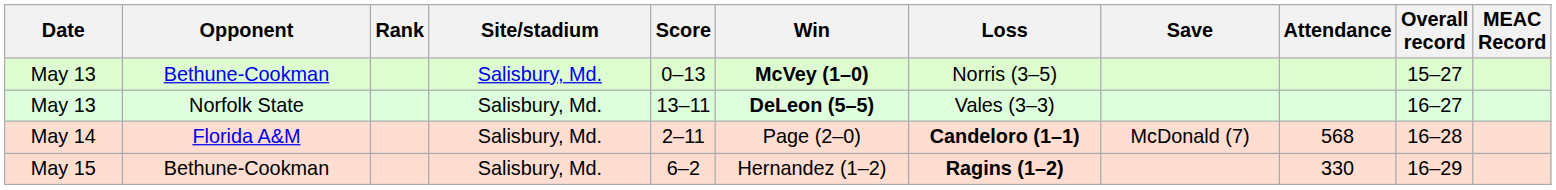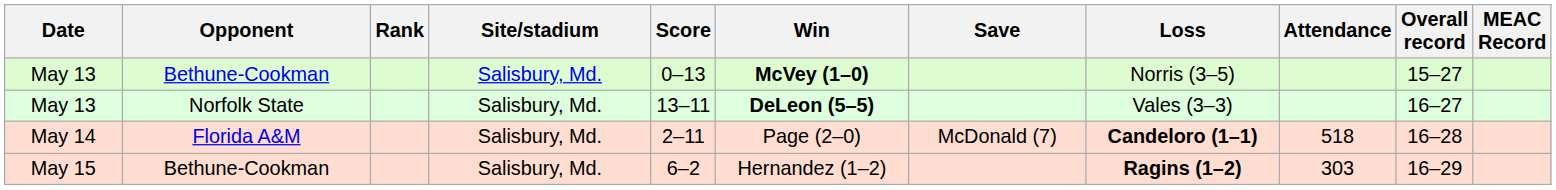columns swapped: (1005, 31) <-> (1190, 31)
(1338, 136) 568 -> (1338, 136) 518
(1338, 168) 330 -> (1338, 168) 303
